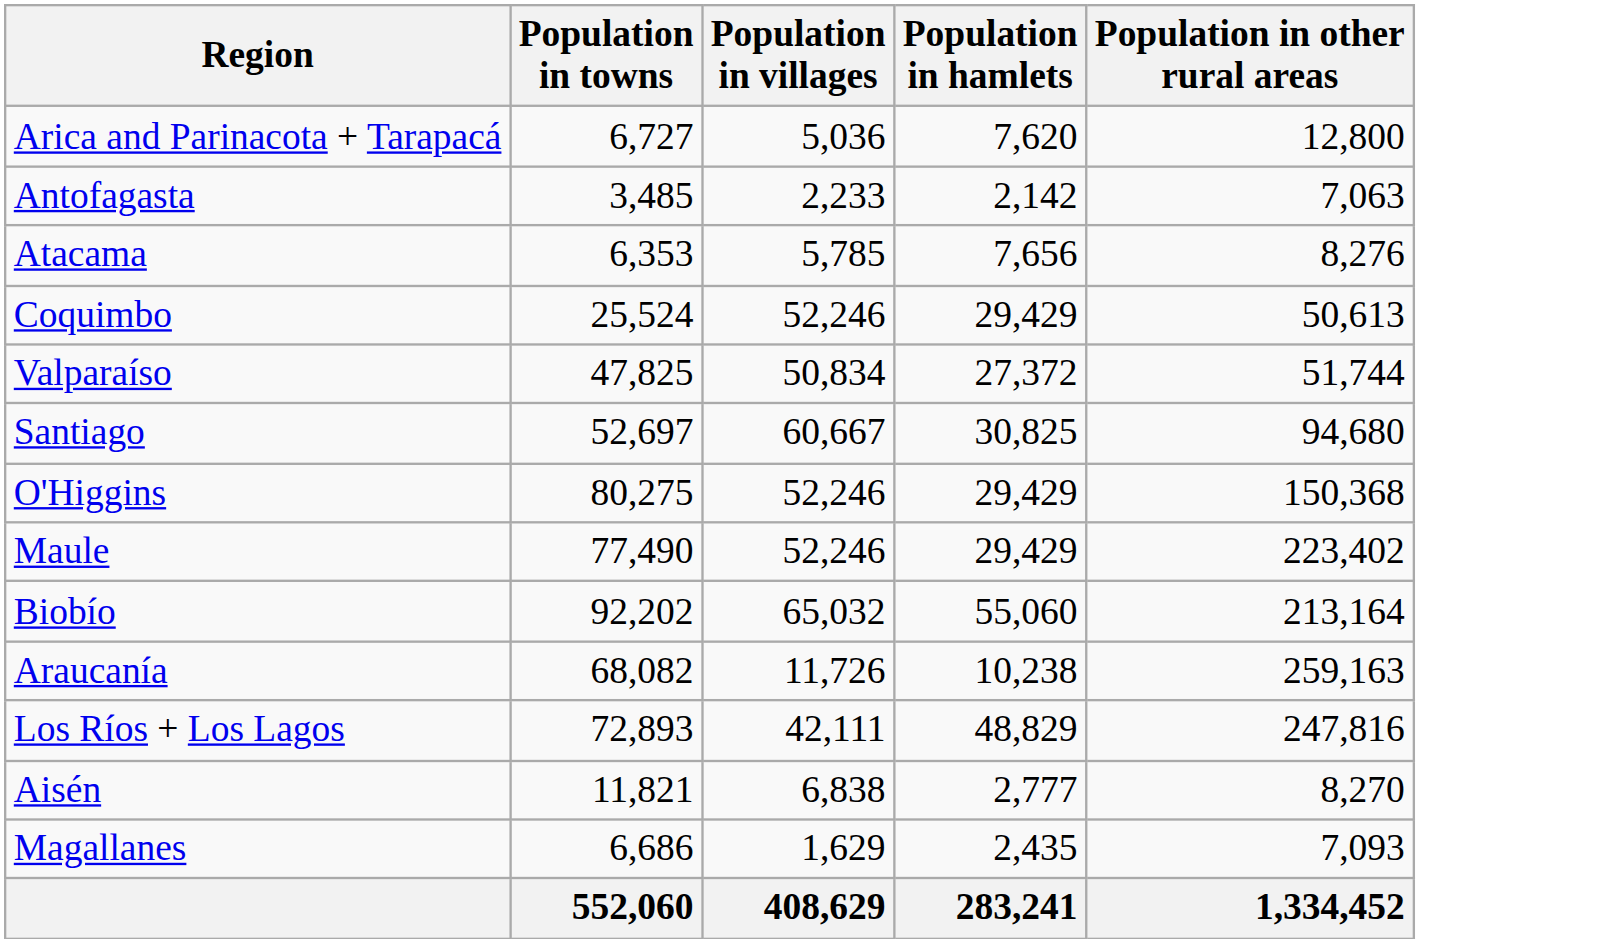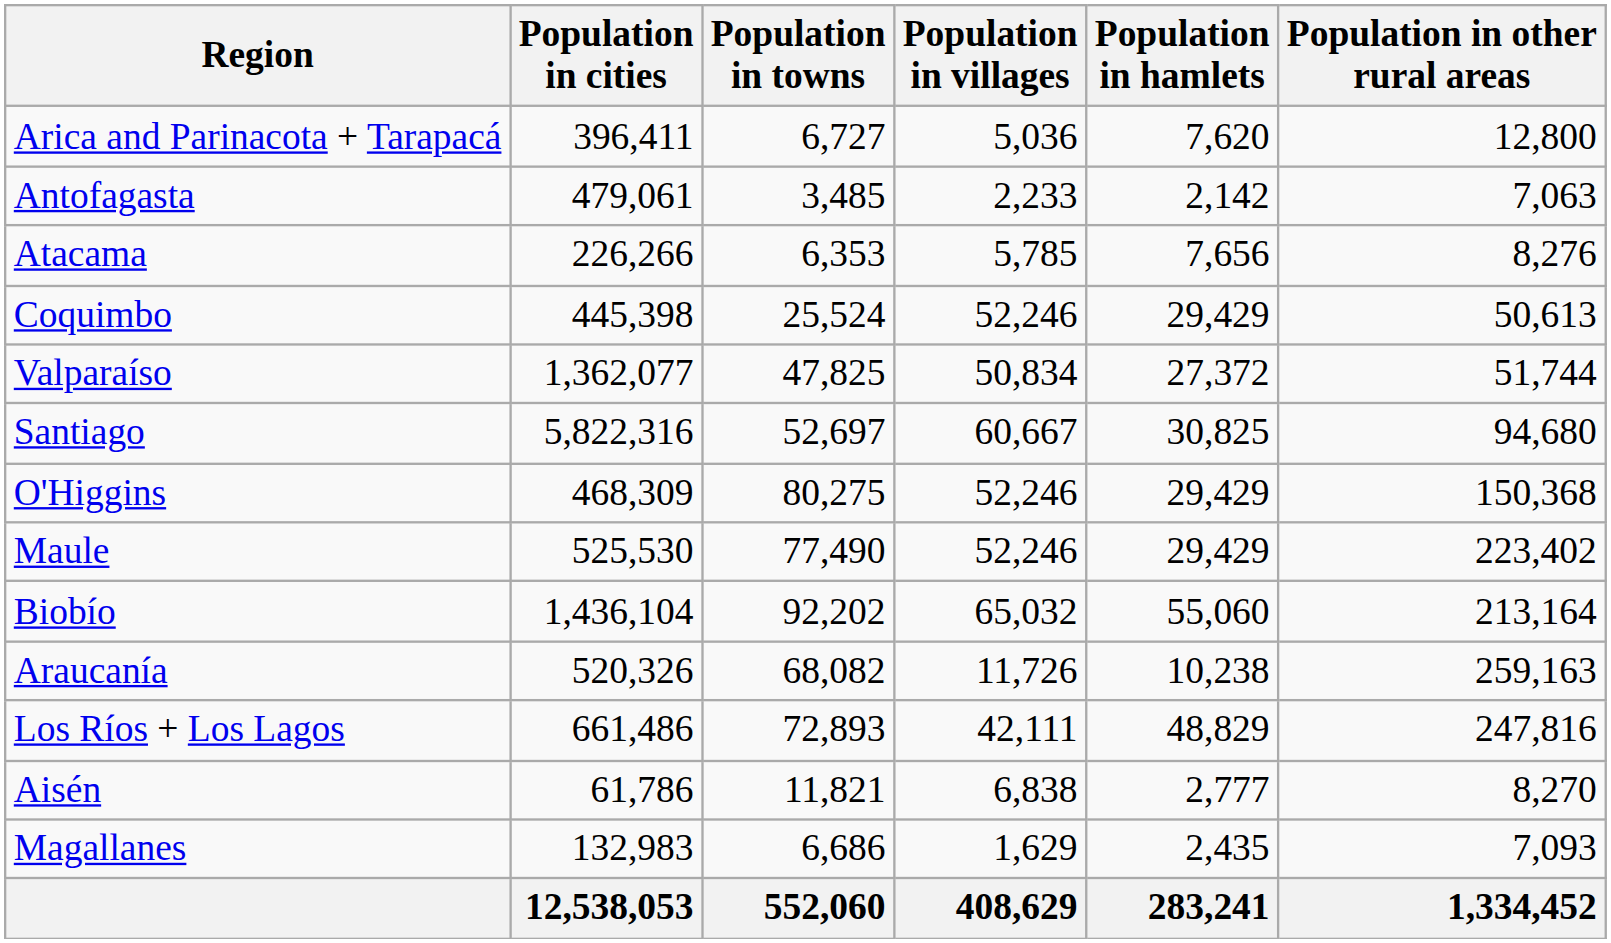+ column: (606, 55)
